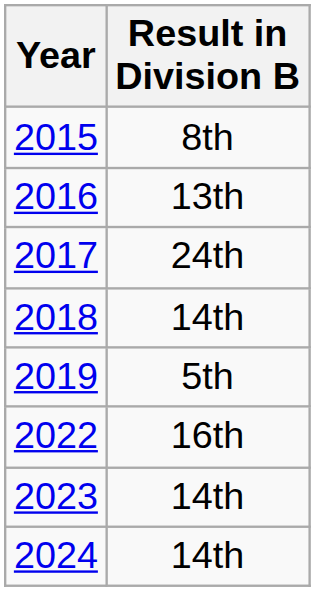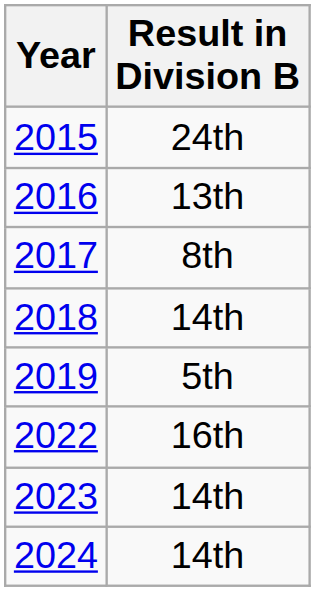(208, 136) 8th -> (208, 136) 24th
(208, 256) 24th -> (208, 256) 8th
